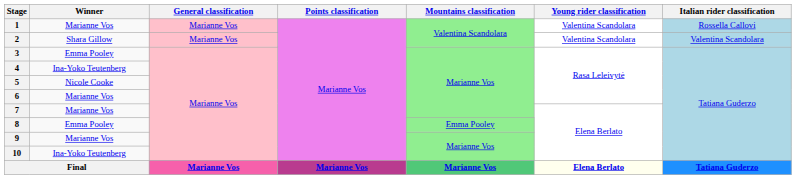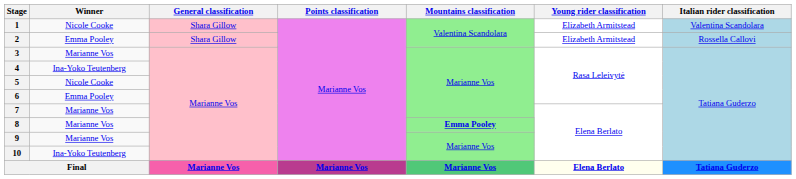(89, 25) Marianne Vos -> (89, 25) Nicole Cooke
(213, 25) Marianne Vos -> (213, 25) Shara Gillow
(599, 25) Valentina Scandolara -> (599, 25) Elizabeth Armitstead
(727, 25) Rossella Callovi -> (727, 25) Valentina Scandolara
(89, 39) Shara Gillow -> (89, 39) Emma Pooley
(213, 39) Marianne Vos -> (213, 39) Shara Gillow
(599, 39) Valentina Scandolara -> (599, 39) Elizabeth Armitstead
(727, 39) Valentina Scandolara -> (727, 39) Rossella Callovi
(89, 53) Emma Pooley -> (89, 53) Marianne Vos
(89, 96) Marianne Vos -> (89, 96) Emma Pooley
(89, 124) Emma Pooley -> (89, 124) Marianne Vos
(470, 124) normal -> (470, 124) bold
